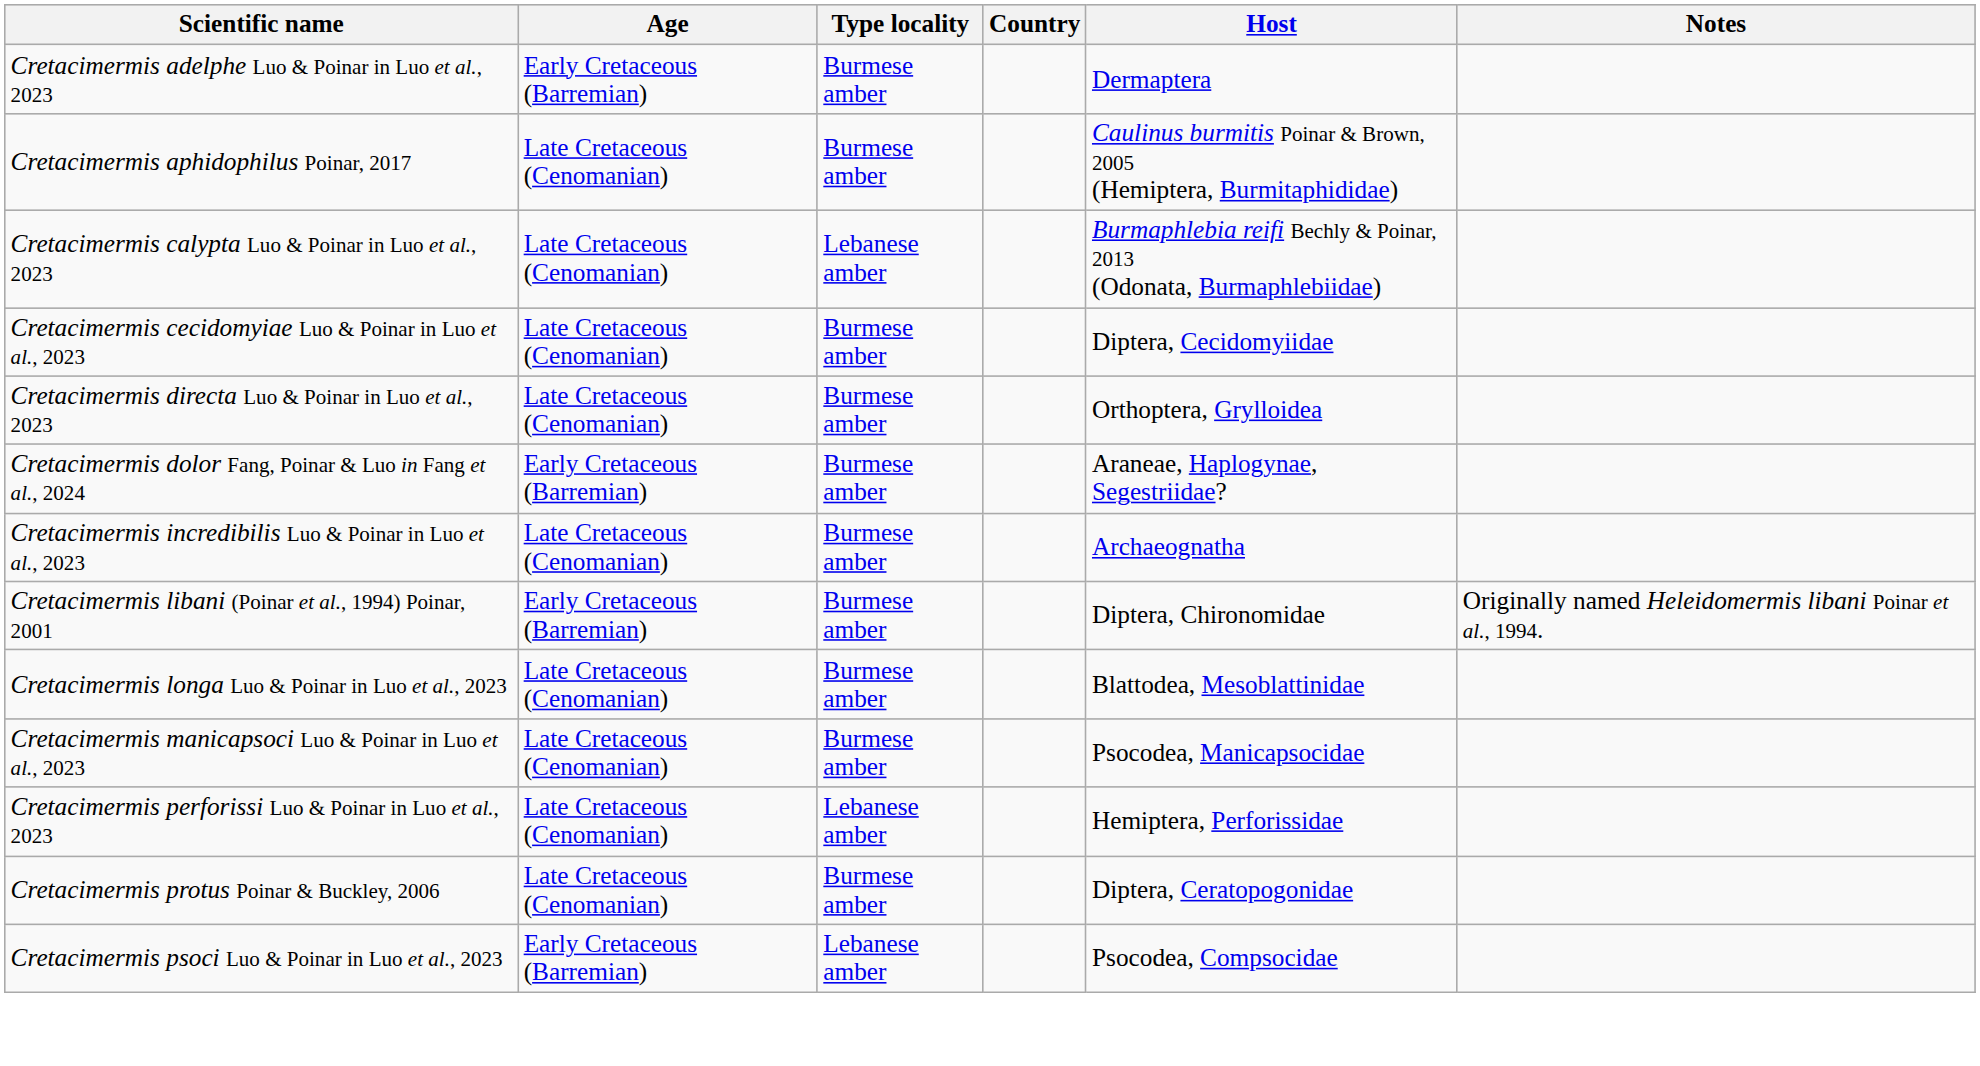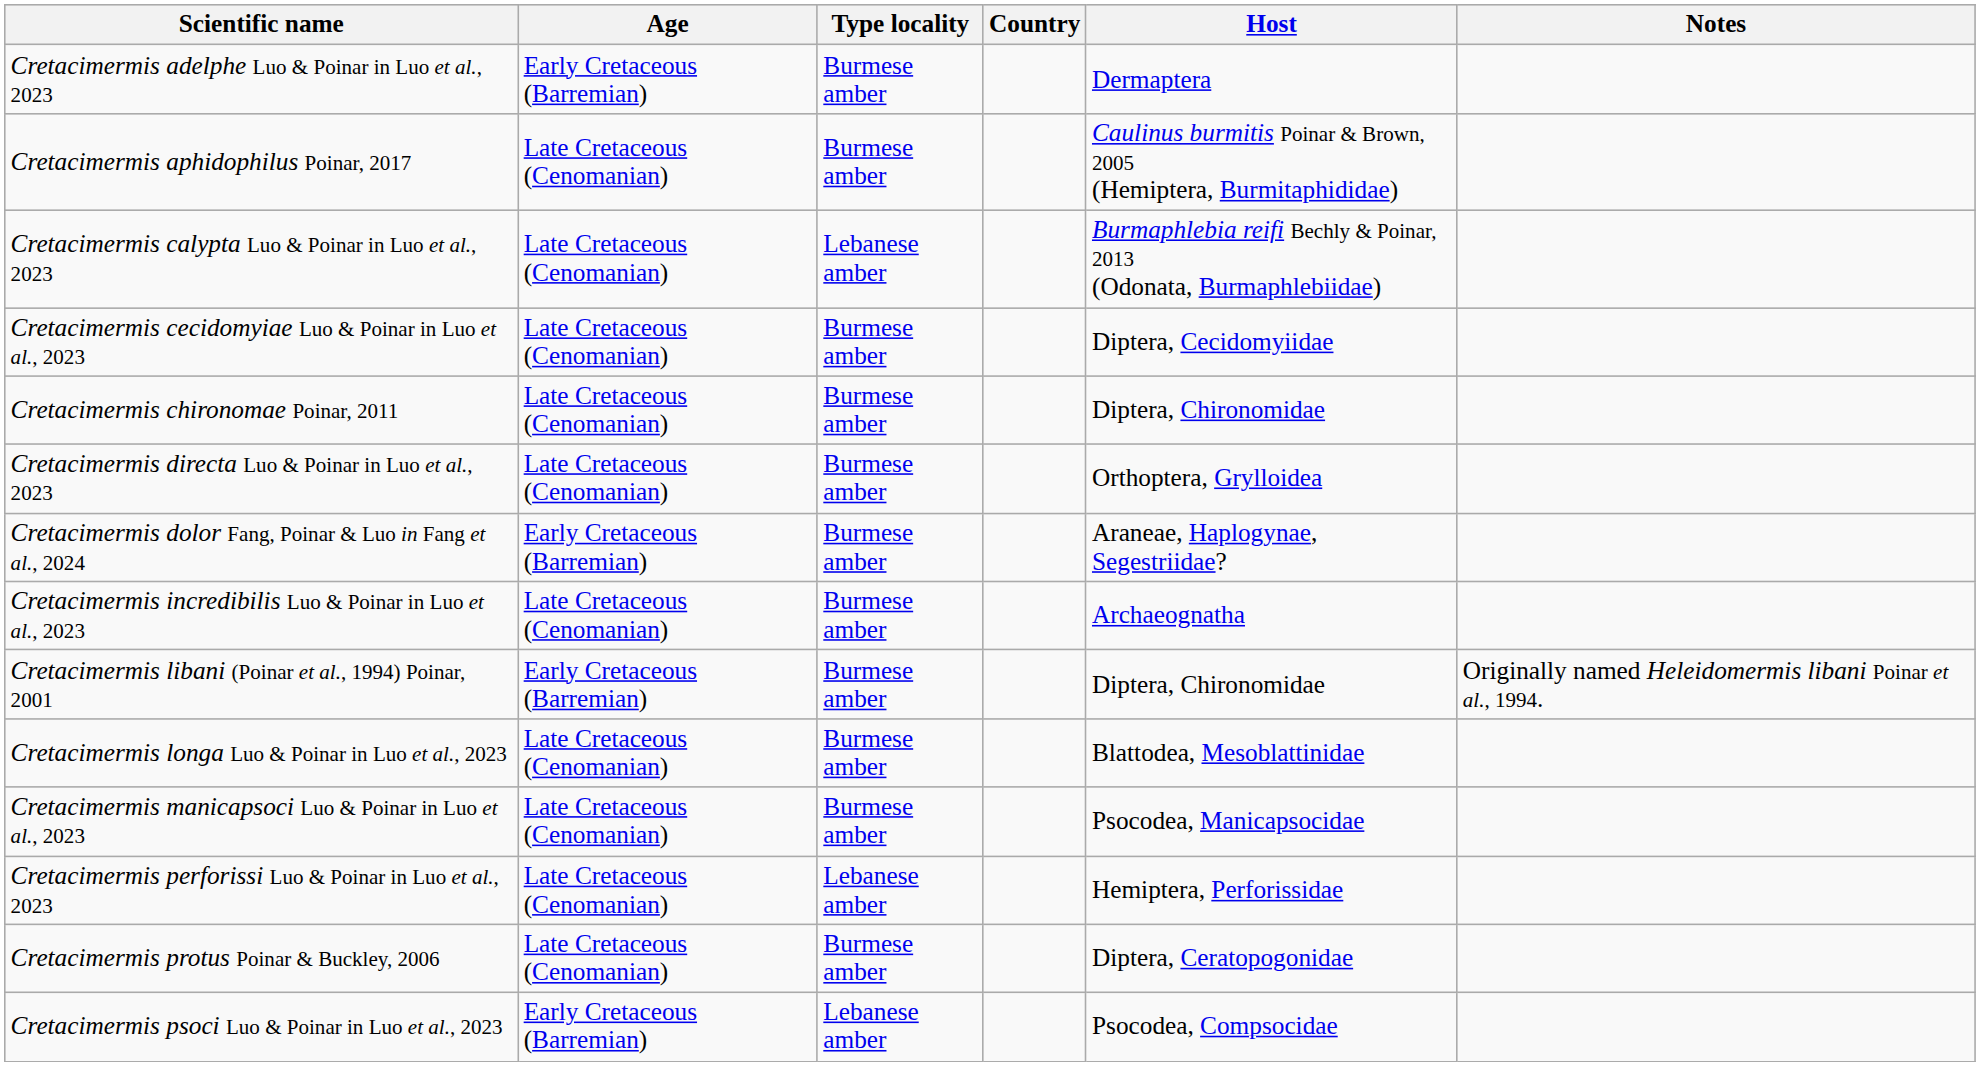+ row: (205, 409)
